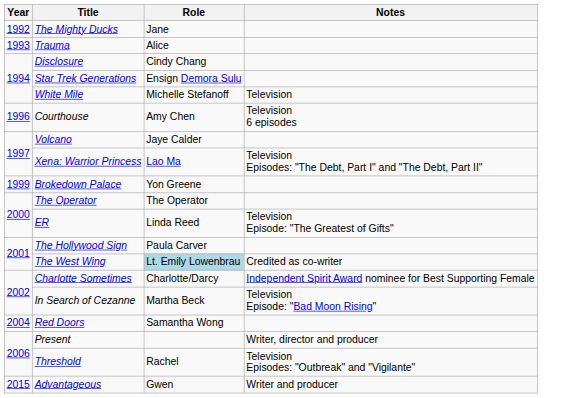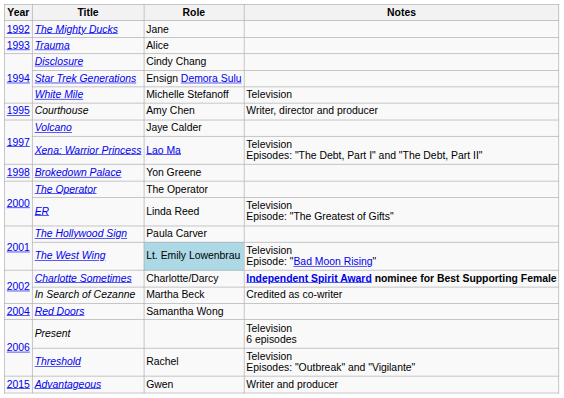(18, 117) 1996 -> (18, 111) 1995
(272, 117) Television 6 episodes -> (312, 111) Writer, director and producer
(18, 184) 1999 -> (18, 172) 1998
(294, 262) Credited as co-writer -> (311, 256) Television Episode: "Bad Moon Rising"
(391, 278) normal -> (402, 278) bold
(311, 301) Television Episode: "Bad Moon Rising" -> (294, 295) Credited as co-writer
(312, 339) Writer, director and producer -> (272, 334) Television 6 episodes
